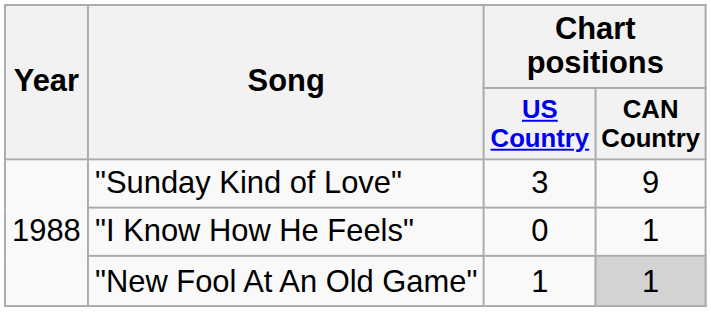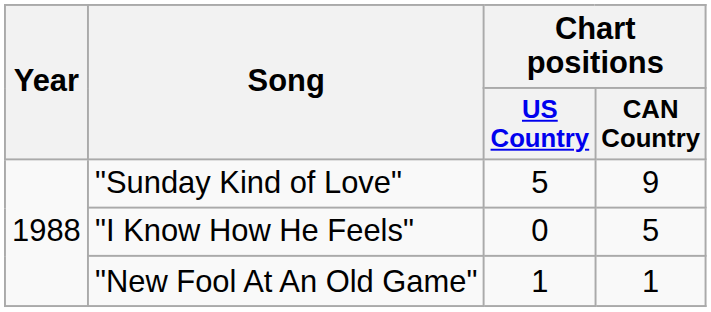(540, 182) 3 -> (540, 182) 5
(651, 231) 1 -> (651, 231) 5
(651, 280) lightgrey background -> (651, 280) no background
